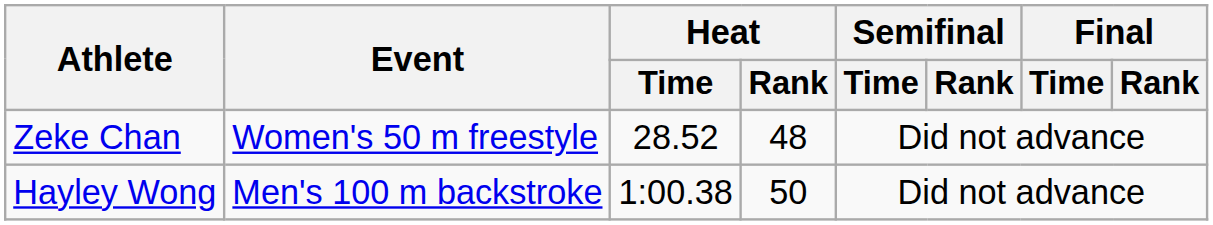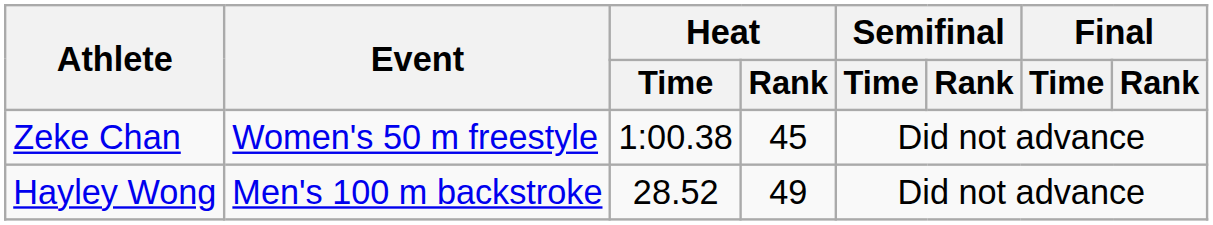(676, 138) 28.52 -> (676, 138) 1:00.38
(788, 138) 48 -> (788, 138) 45
(676, 192) 1:00.38 -> (676, 192) 28.52
(788, 192) 50 -> (788, 192) 49
